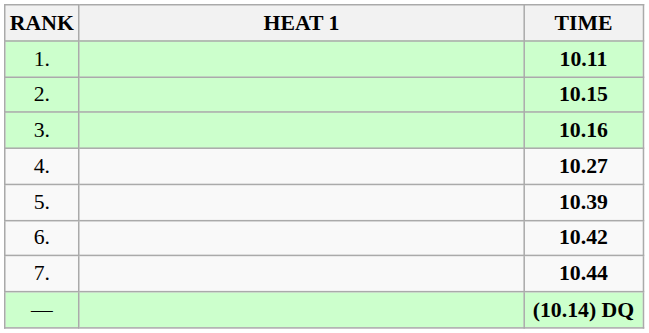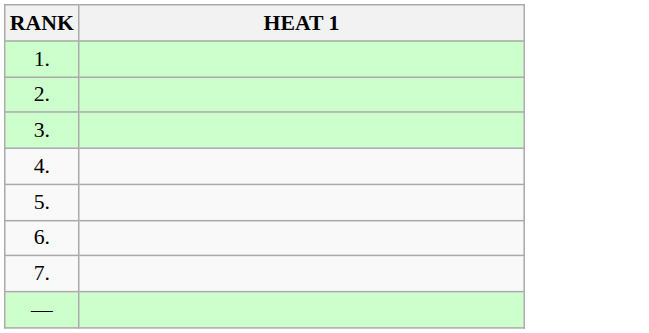- column: (583, 22)
